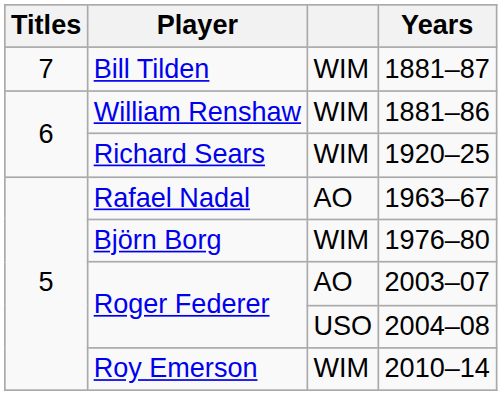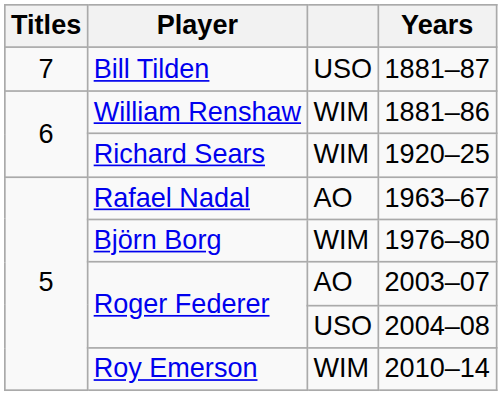(341, 68) WIM -> (343, 68) USO
